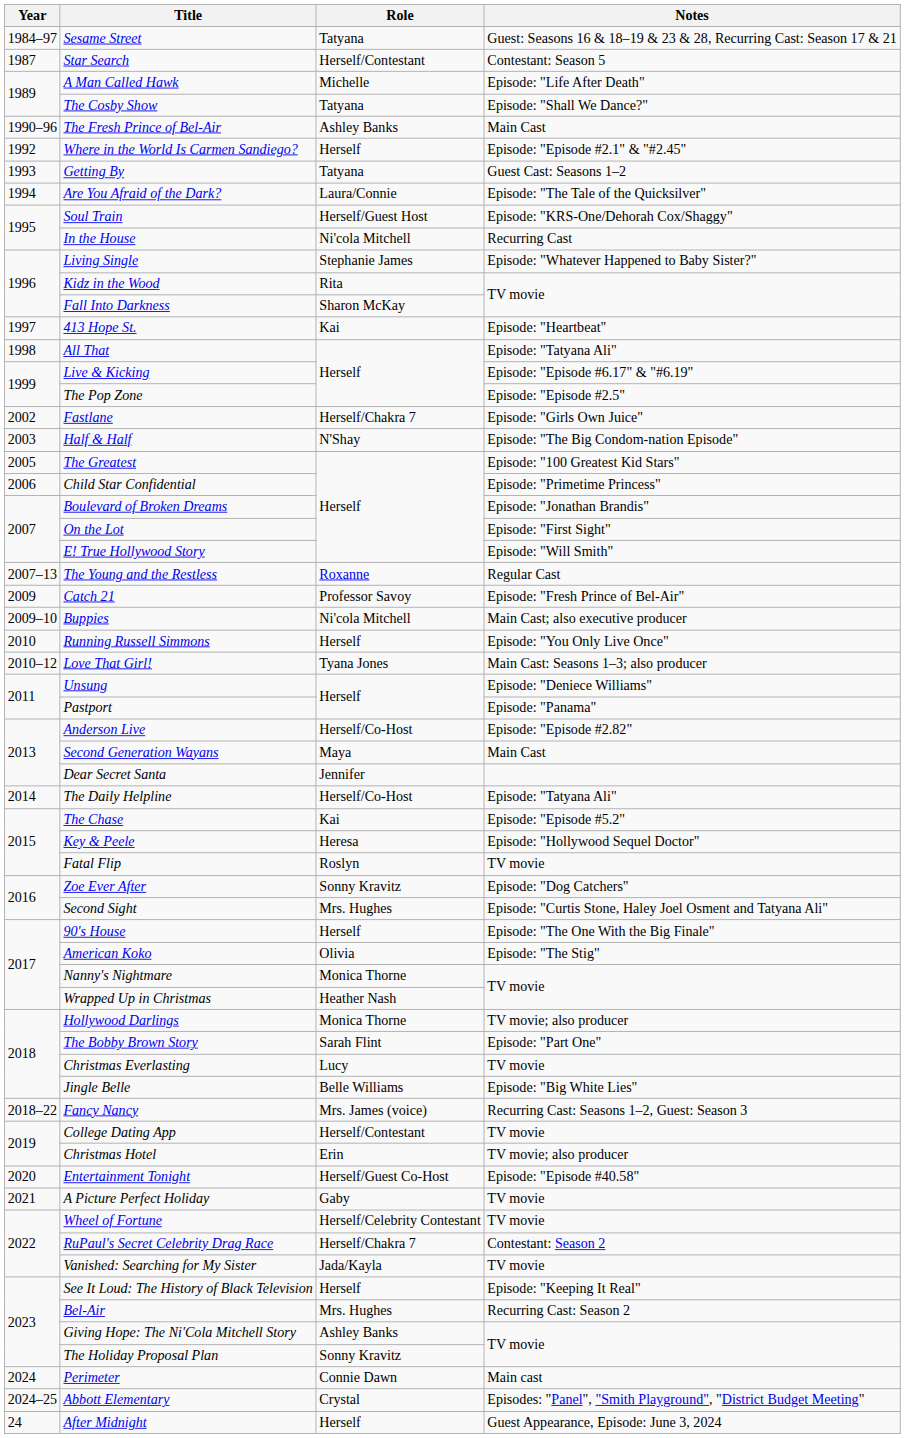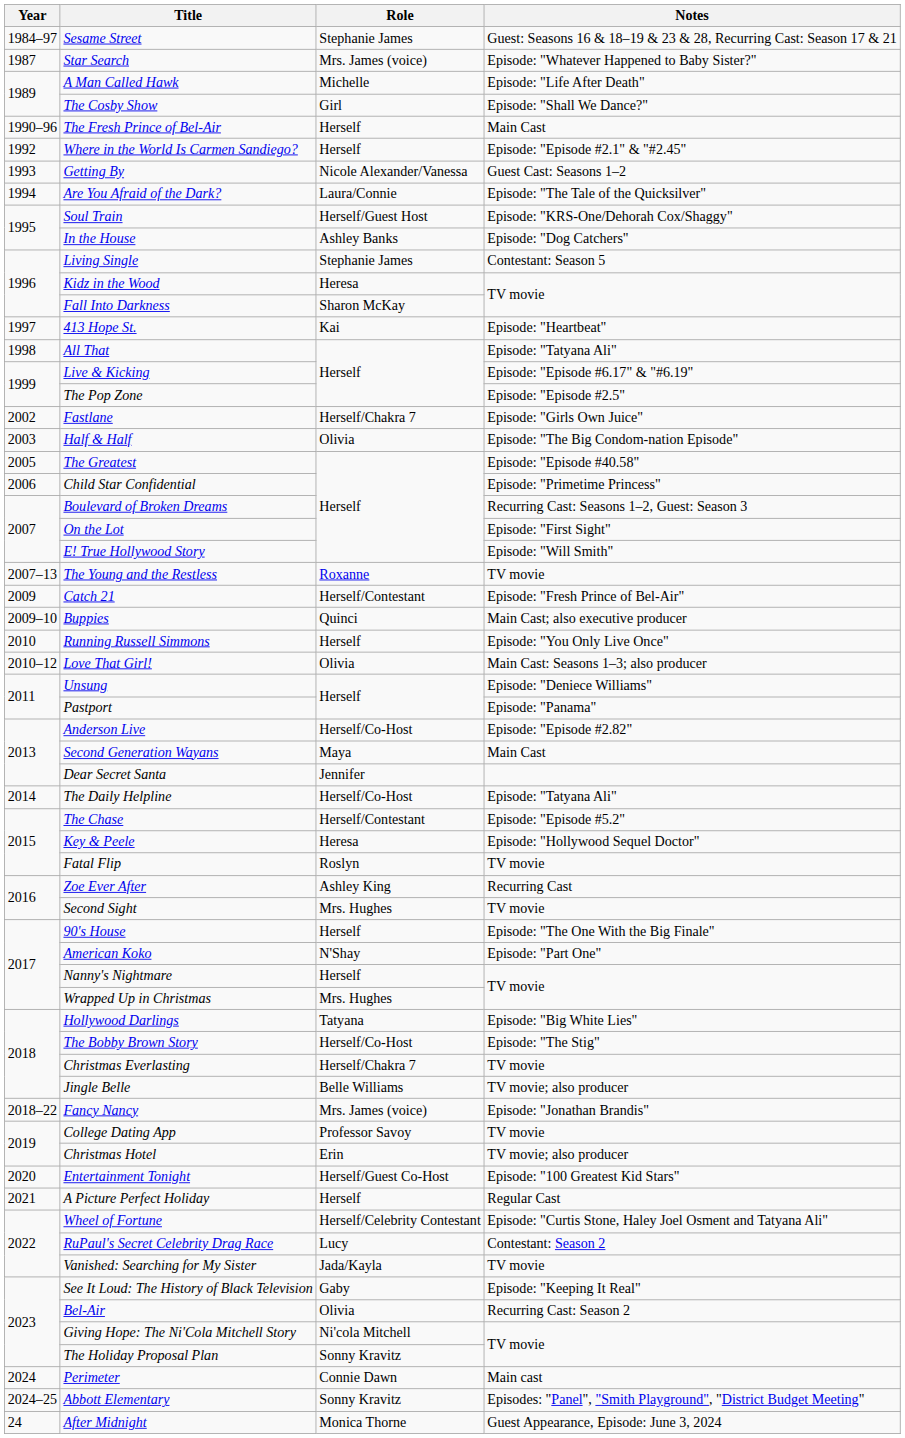(341, 37) Tatyana -> (366, 37) Stephanie James
(372, 60) Herself/Contestant -> (373, 60) Mrs. James (voice)
(546, 60) Contestant: Season 5 -> (622, 60) Episode: "Whatever Happened to Baby Sister?"
(341, 104) Tatyana -> (331, 104) Girl
(359, 127) Ashley Banks -> (340, 127) Herself
(341, 171) Tatyana -> (393, 171) Nicole Alexander/Vanessa
(365, 238) Ni'cola Mitchell -> (359, 238) Ashley Banks
(530, 238) Recurring Cast -> (558, 238) Episode: "Dog Catchers"
(622, 261) Episode: "Whatever Happened to Baby Sister?" -> (546, 261) Contestant: Season 5
(331, 283) Rita -> (339, 283) Heresa
(340, 439) N'Shay -> (337, 439) Olivia
(583, 462) Episode: "100 Greatest Kid Stars" -> (563, 462) Episode: "Episode #40.58"
(568, 506) Episode: "Jonathan Brandis" -> (617, 506) Recurring Cast: Seasons 1–2, Guest: Season 3
(524, 573) Regular Cast -> (516, 573) TV movie
(365, 596) Professor Savoy -> (372, 596) Herself/Contestant
(365, 618) Ni'cola Mitchell -> (338, 618) Quinci
(354, 663) Tyana Jones -> (337, 663) Olivia
(329, 819) Kai -> (372, 819) Herself/Contestant
(360, 886) Sonny Kravitz -> (355, 886) Ashley King
(558, 886) Episode: "Dog Catchers" -> (530, 886) Recurring Cast
(658, 908) Episode: "Curtis Stone, Haley Joel Osment and Tatyana Ali" -> (516, 908) TV movie
(337, 953) Olivia -> (340, 953) N'Shay
(543, 953) Episode: "The Stig" -> (544, 953) Episode: "Part One"
(363, 975) Monica Thorne -> (340, 975) Herself
(358, 998) Heather Nash -> (356, 998) Mrs. Hughes
(363, 1020) Monica Thorne -> (341, 1020) Tatyana
(558, 1020) TV movie; also producer -> (562, 1020) Episode: "Big White Lies"
(350, 1042) Sarah Flint -> (366, 1042) Herself/Co-Host
(544, 1042) Episode: "Part One" -> (543, 1042) Episode: "The Stig"
(334, 1065) Lucy -> (368, 1065) Herself/Chakra 7
(562, 1087) Episode: "Big White Lies" -> (558, 1087) TV movie; also producer
(617, 1109) Recurring Cast: Seasons 1–2, Guest: Season 3 -> (568, 1109) Episode: "Jonathan Brandis"
(372, 1132) Herself/Contestant -> (365, 1132) Professor Savoy
(563, 1176) Episode: "Episode #40.58" -> (583, 1176) Episode: "100 Greatest Kid Stars"
(335, 1199) Gaby -> (340, 1199) Herself
(516, 1199) TV movie -> (524, 1199) Regular Cast
(516, 1221) TV movie -> (658, 1221) Episode: "Curtis Stone, Haley Joel Osment and Tatyana Ali"
(368, 1243) Herself/Chakra 7 -> (334, 1243) Lucy
(340, 1288) Herself -> (335, 1288) Gaby
(356, 1310) Mrs. Hughes -> (337, 1310) Olivia
(359, 1333) Ashley Banks -> (365, 1333) Ni'cola Mitchell
(340, 1400) Crystal -> (360, 1400) Sonny Kravitz
(340, 1422) Herself -> (363, 1422) Monica Thorne
